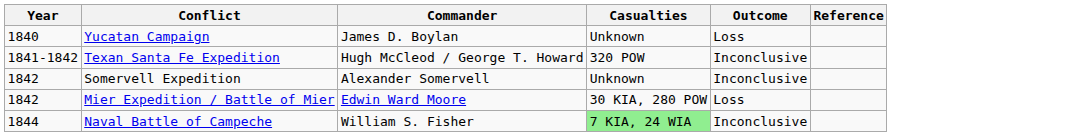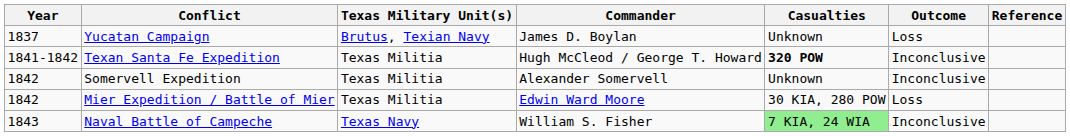+ column: (427, 15)
(23, 36) 1840 -> (23, 36) 1837
(617, 57) normal -> (795, 57) bold
(23, 121) 1844 -> (23, 121) 1843
